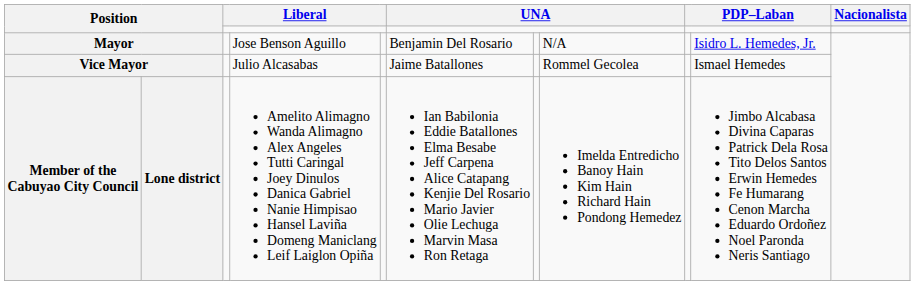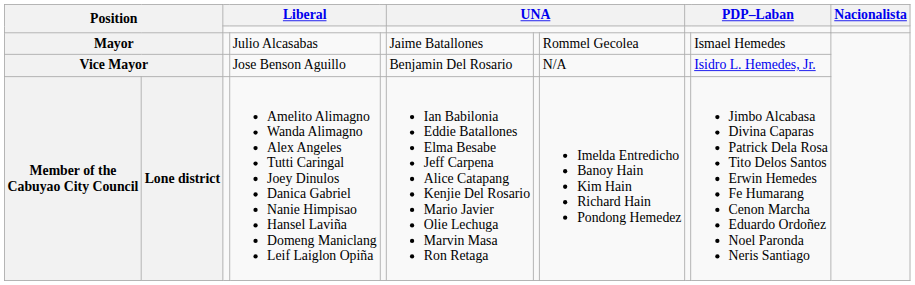(289, 43) Jose Benson Aguillo -> (275, 43) Julio Alcasabas
(451, 43) Benjamin Del Rosario -> (436, 43) Jaime Batallones
(555, 43) N/A -> (591, 43) Rommel Gecolea
(755, 43) Isidro L. Hemedes, Jr. -> (740, 43) Ismael Hemedes
(275, 65) Julio Alcasabas -> (289, 65) Jose Benson Aguillo
(436, 65) Jaime Batallones -> (451, 65) Benjamin Del Rosario
(591, 65) Rommel Gecolea -> (555, 65) N/A
(740, 65) Ismael Hemedes -> (755, 65) Isidro L. Hemedes, Jr.
